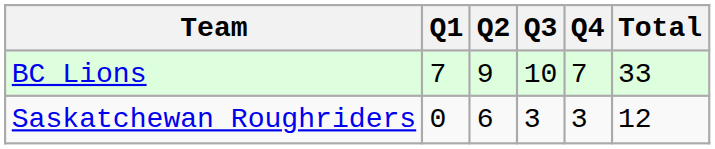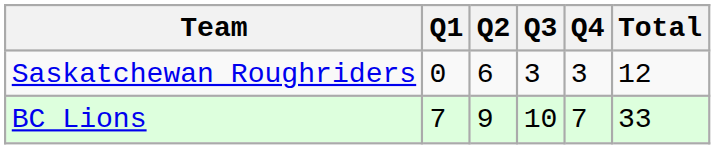rows swapped: (79, 74) <-> (214, 119)
